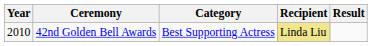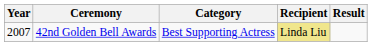(19, 32) 2010 -> (19, 32) 2007
